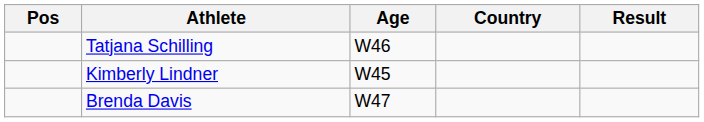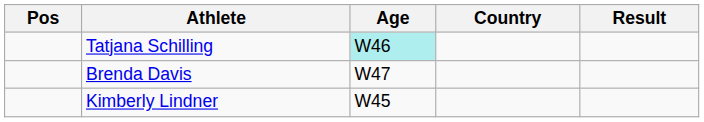(373, 46) no background -> (373, 46) paleturquoise background
rows swapped: (152, 74) <-> (139, 102)
